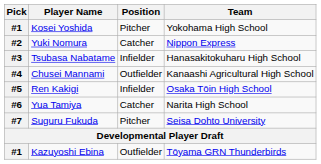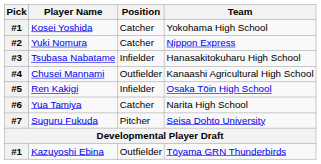(135, 27) Pitcher -> (137, 27) Catcher
